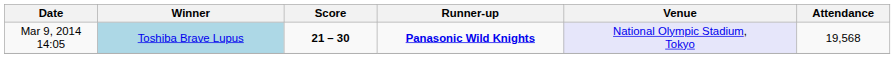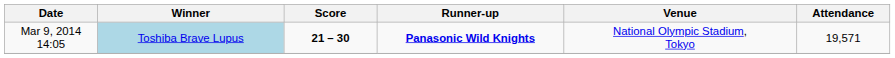(680, 37) lavender background -> (680, 37) no background
(843, 37) 19,568 -> (843, 37) 19,571
